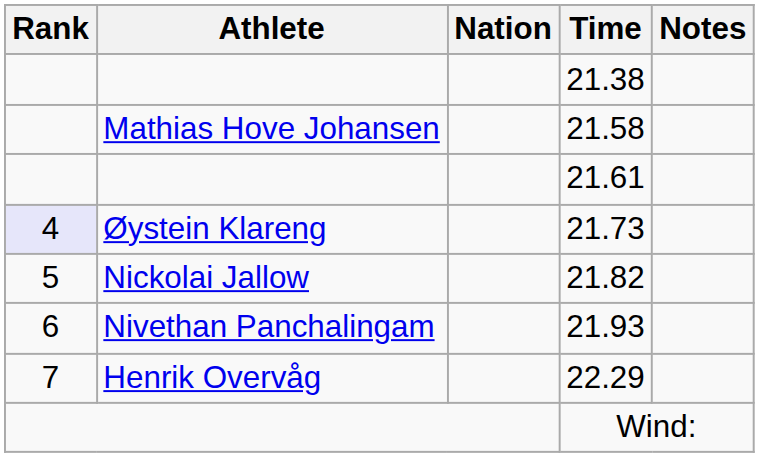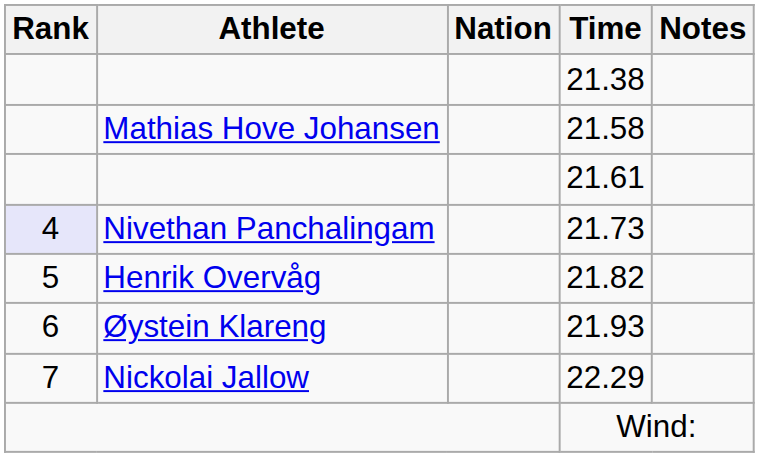(215, 228) Øystein Klareng -> (269, 228) Nivethan Panchalingam
(206, 278) Nickolai Jallow -> (212, 278) Henrik Overvåg
(269, 327) Nivethan Panchalingam -> (215, 327) Øystein Klareng
(212, 377) Henrik Overvåg -> (206, 377) Nickolai Jallow
